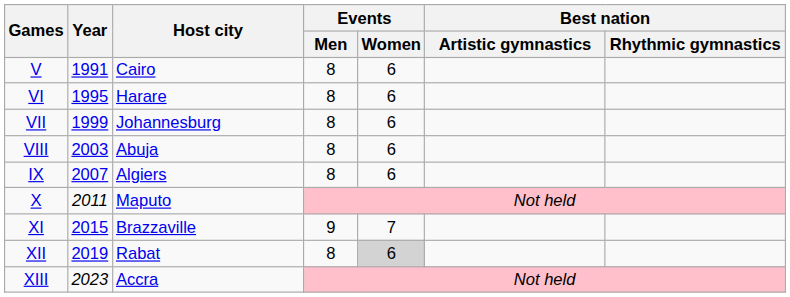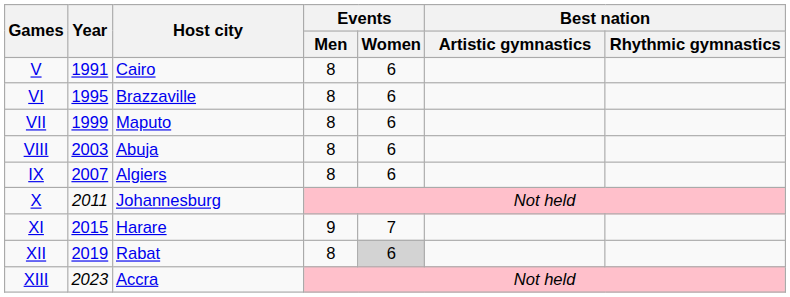(141, 97) Harare -> (156, 97) Brazzaville
(168, 123) Johannesburg -> (144, 123) Maputo
(144, 201) Maputo -> (168, 201) Johannesburg
(156, 227) Brazzaville -> (141, 227) Harare
